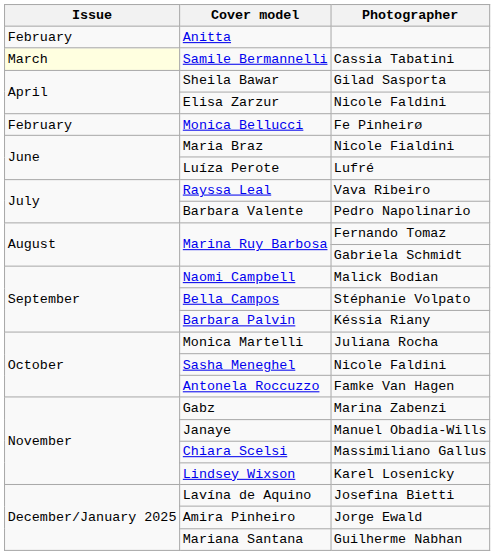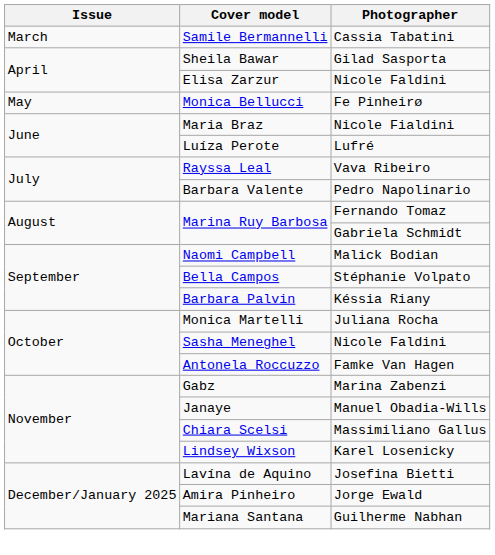- row: (207, 37)
(28, 59) lightyellow background -> (28, 37) no background
(40, 125) February -> (20, 103) May
